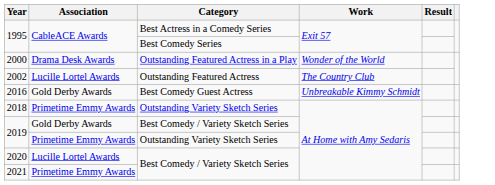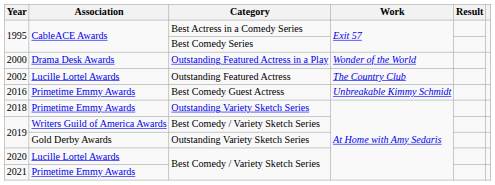(72, 92) Gold Derby Awards -> (83, 92) Primetime Emmy Awards
(72, 124) Gold Derby Awards -> (99, 124) Writers Guild of America Awards
(83, 140) Primetime Emmy Awards -> (72, 140) Gold Derby Awards
